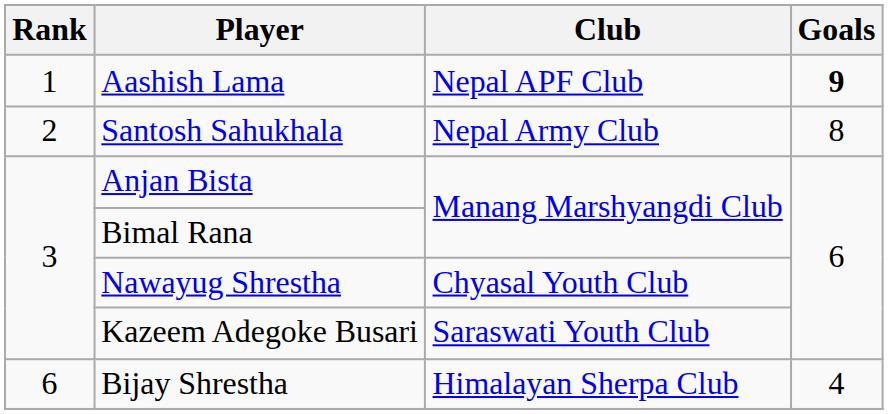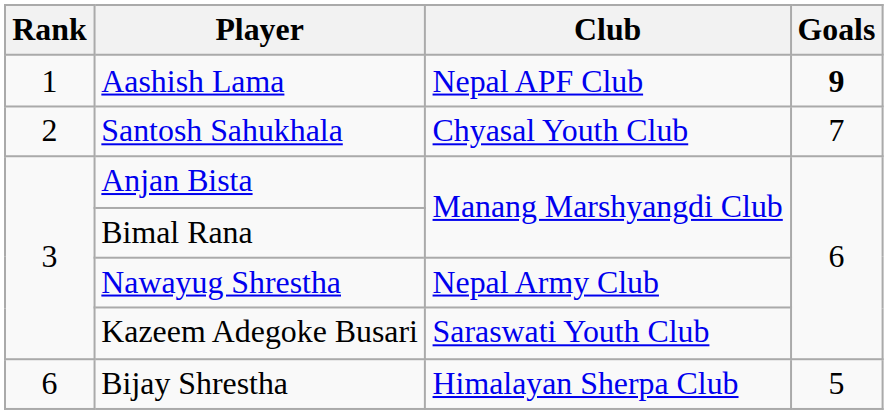(546, 130) Nepal Army Club -> (560, 130) Chyasal Youth Club
(836, 130) 8 -> (836, 130) 7
(560, 282) Chyasal Youth Club -> (546, 282) Nepal Army Club
(836, 383) 4 -> (836, 383) 5
